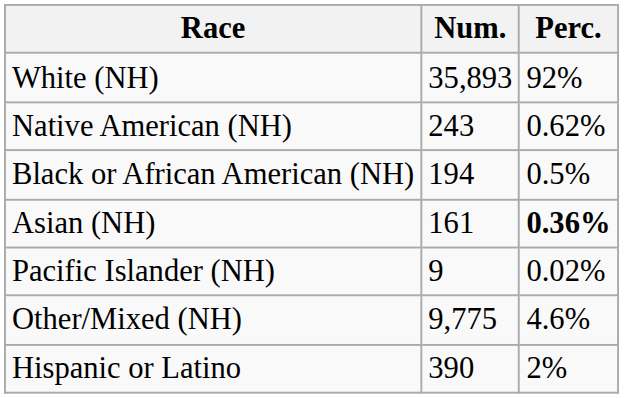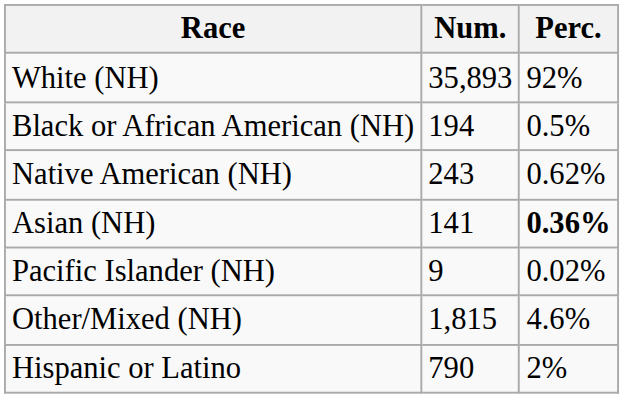rows swapped: (213, 174) <-> (152, 125)
(451, 222) 161 -> (451, 222) 141
(463, 319) 9,775 -> (463, 319) 1,815
(451, 367) 390 -> (451, 367) 790
